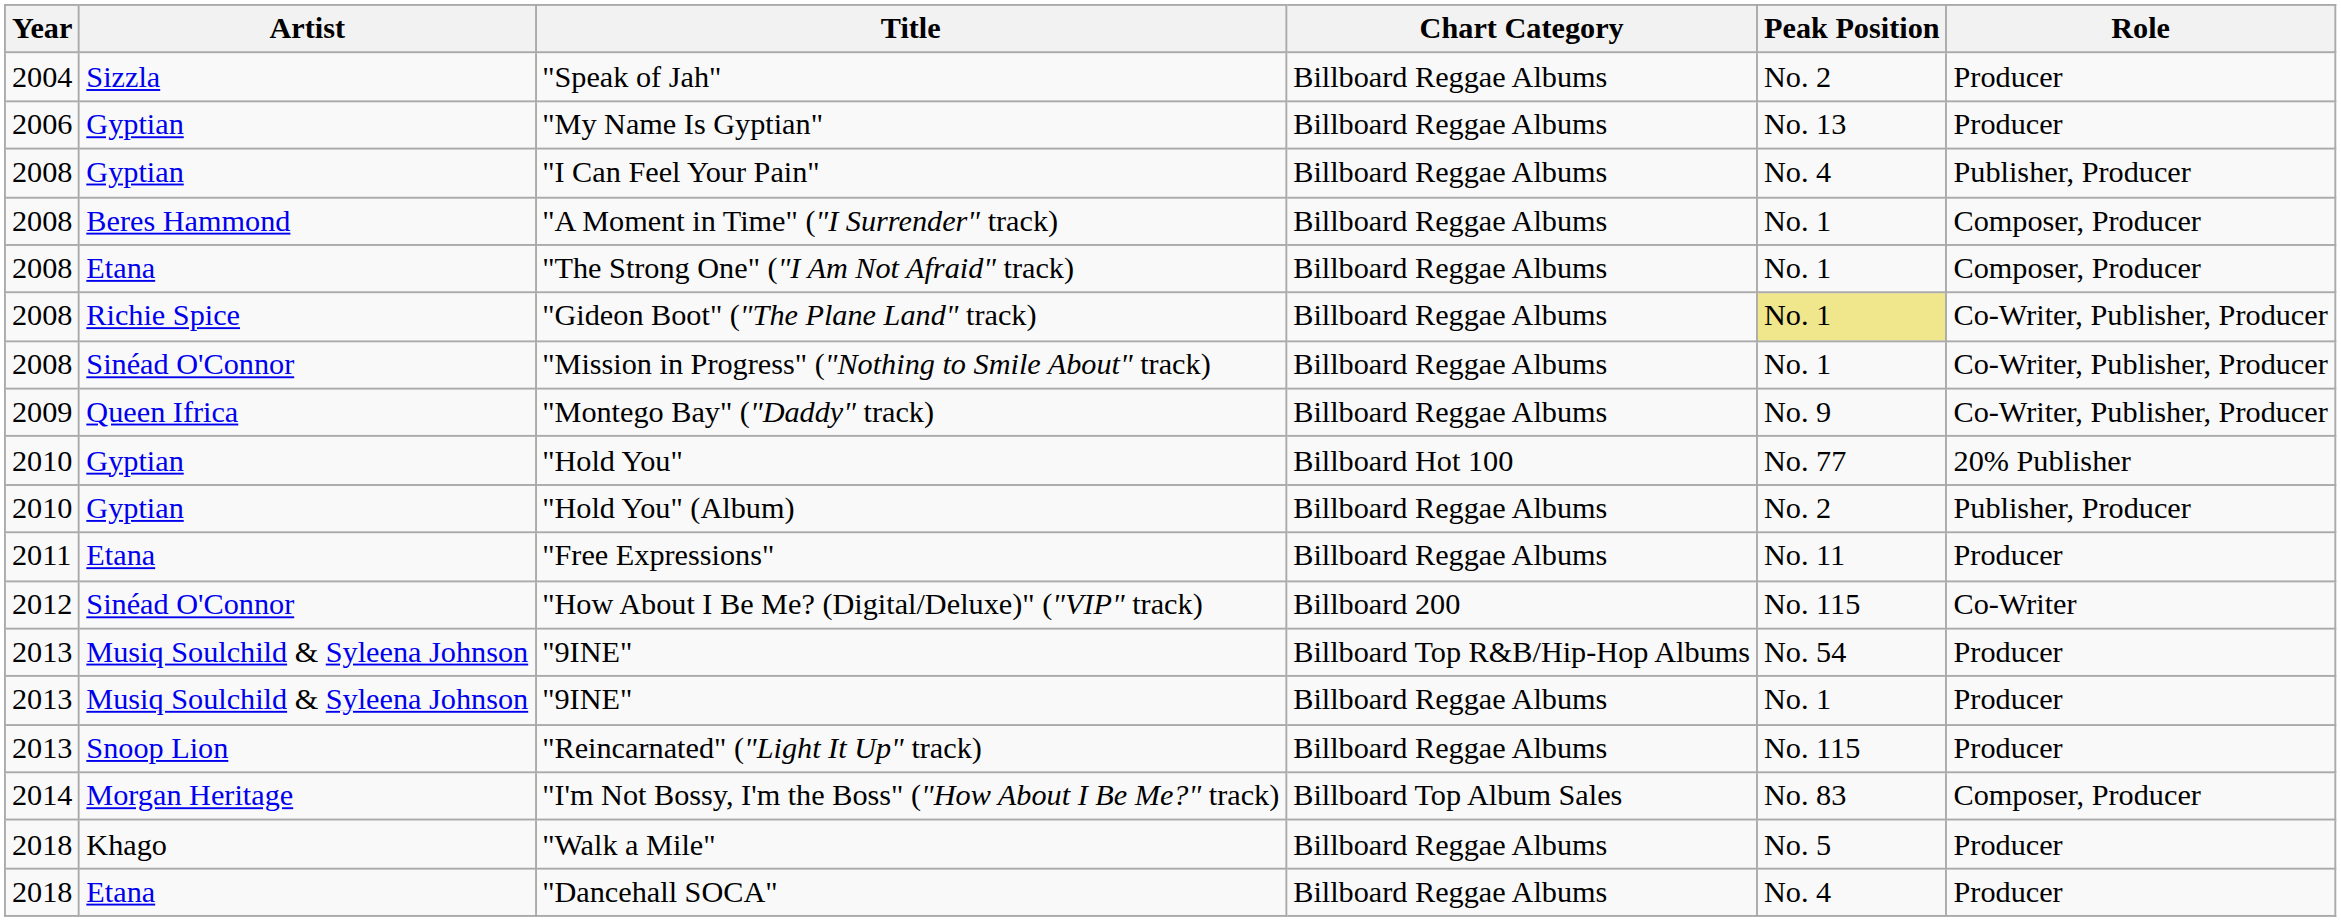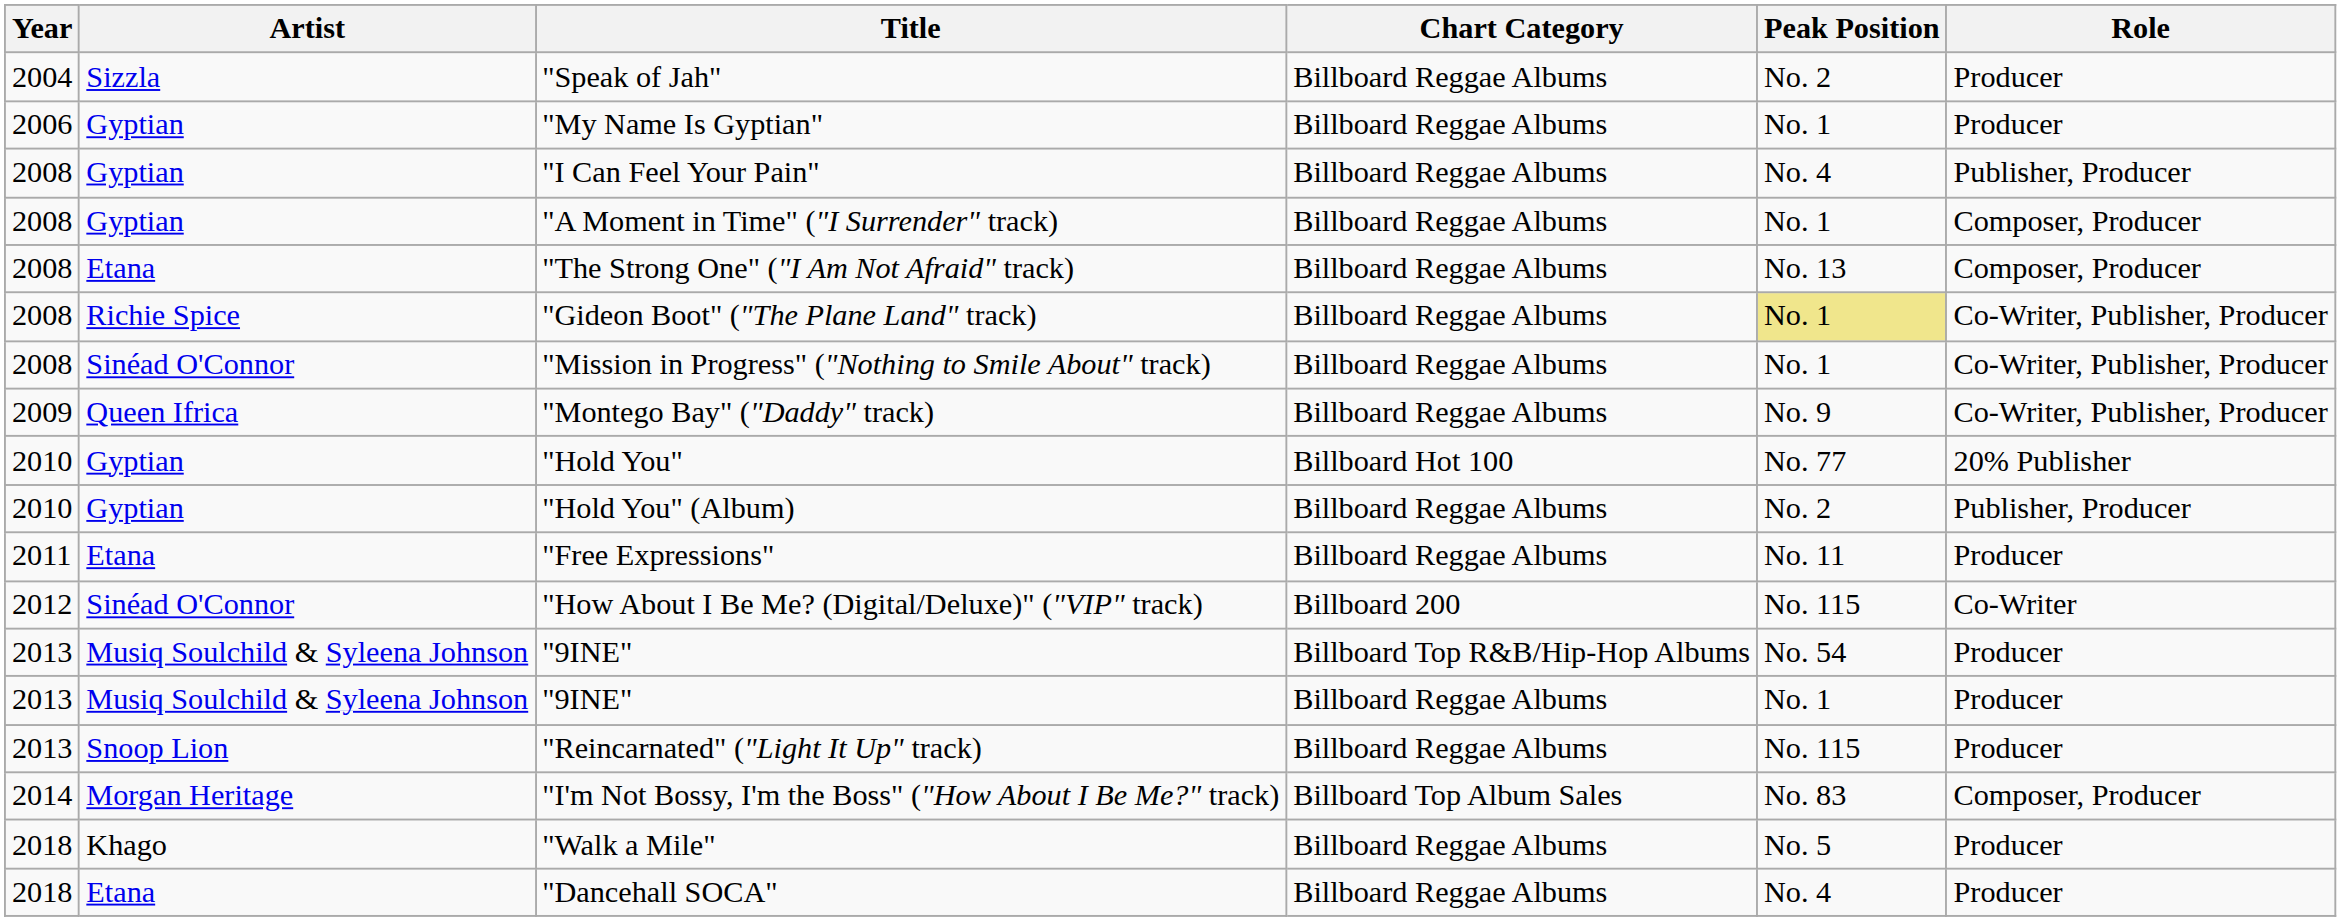(1805, 124) No. 13 -> (1798, 124) No. 1
(188, 220) Beres Hammond -> (135, 220) Gyptian
(1798, 268) No. 1 -> (1805, 268) No. 13
